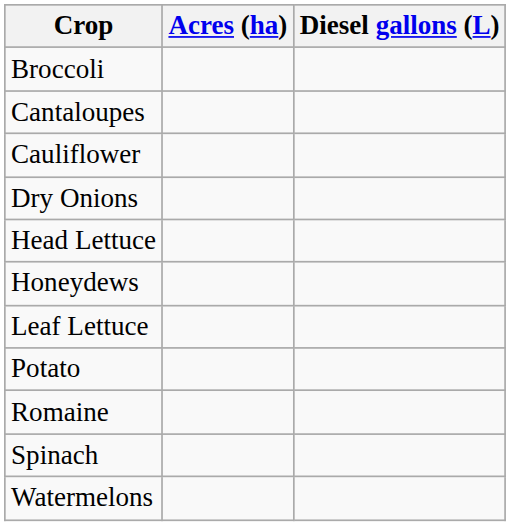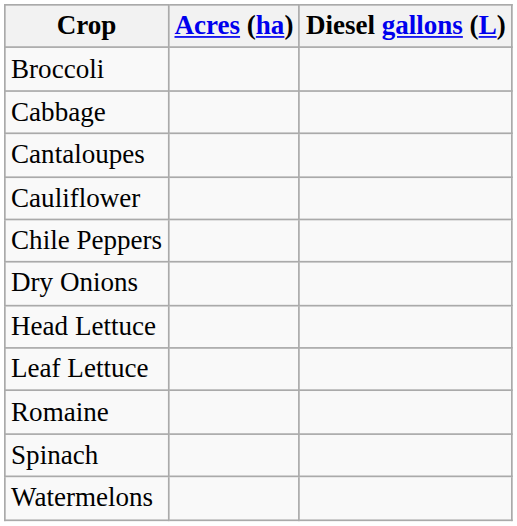+ row: (58, 111)
+ row: (87, 240)
- row: (75, 283)
- row: (46, 369)
